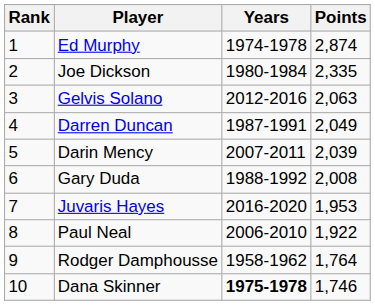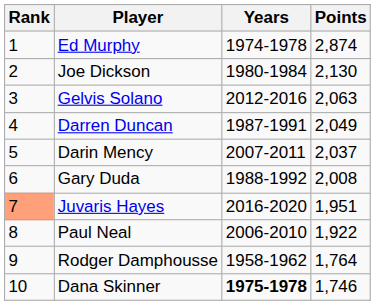(336, 71) 2,335 -> (336, 71) 2,130
(336, 152) 2,039 -> (336, 152) 2,037
(13, 206) no background -> (13, 206) lightsalmon background
(336, 206) 1,953 -> (336, 206) 1,951
